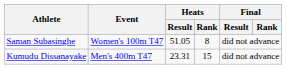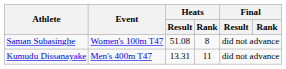(180, 42) 51.05 -> (180, 42) 51.08
(180, 57) 23.31 -> (180, 57) 13.31
(207, 57) 15 -> (207, 57) 11
